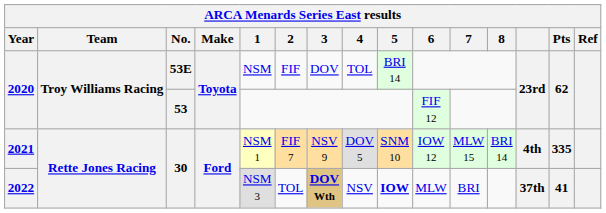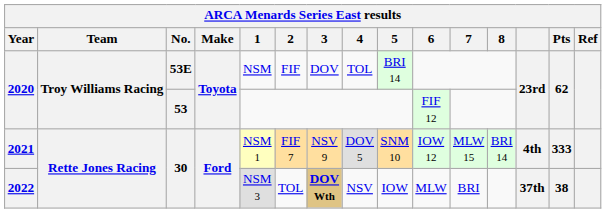(562, 148) 335 -> (562, 148) 333
(395, 187) bold -> (395, 187) normal
(562, 187) 41 -> (562, 187) 38
